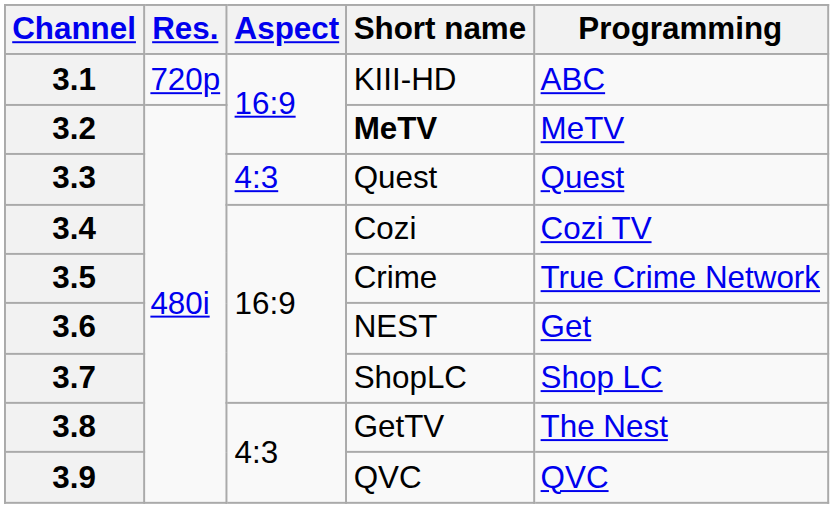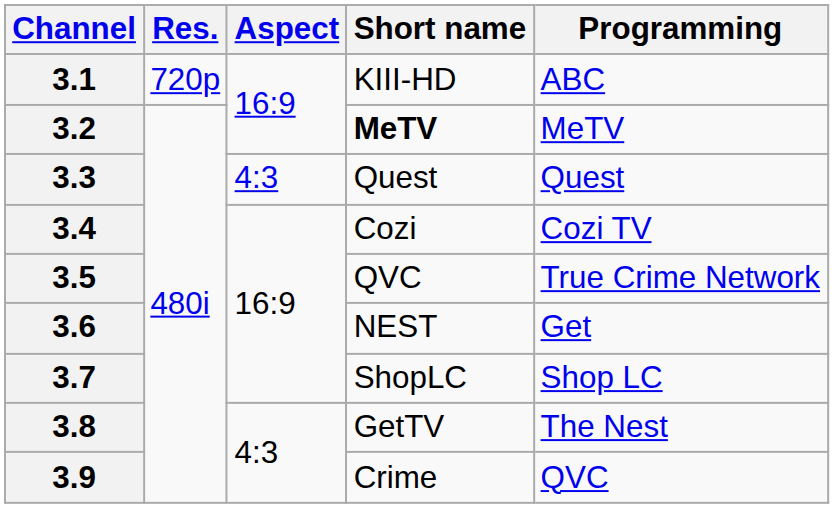(395, 278) Crime -> (388, 278) QVC
(388, 476) QVC -> (395, 476) Crime
